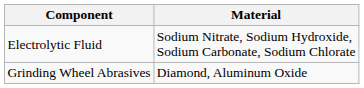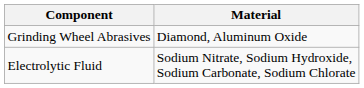rows swapped: (79, 72) <-> (55, 44)
